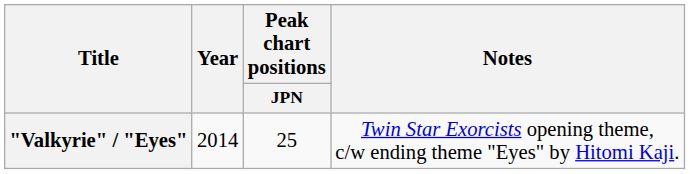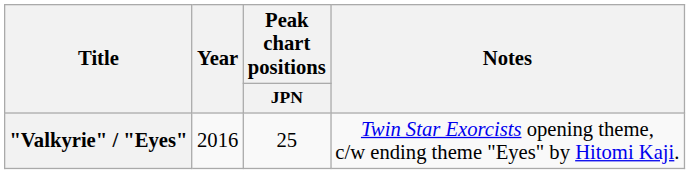(218, 140) 2014 -> (218, 140) 2016
